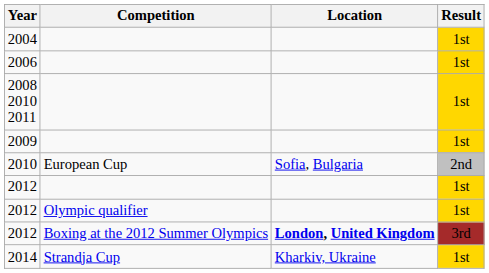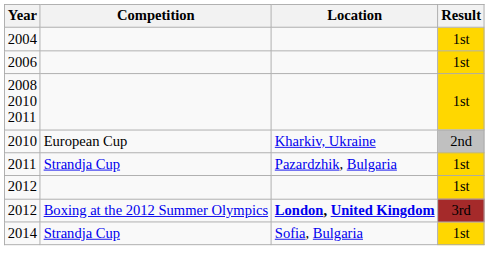- row: (22, 141)
(319, 164) Sofia, Bulgaria -> (325, 141) Kharkiv, Ukraine
+ row: (22, 164)
- row: (22, 210)
(325, 256) Kharkiv, Ukraine -> (319, 233) Sofia, Bulgaria
